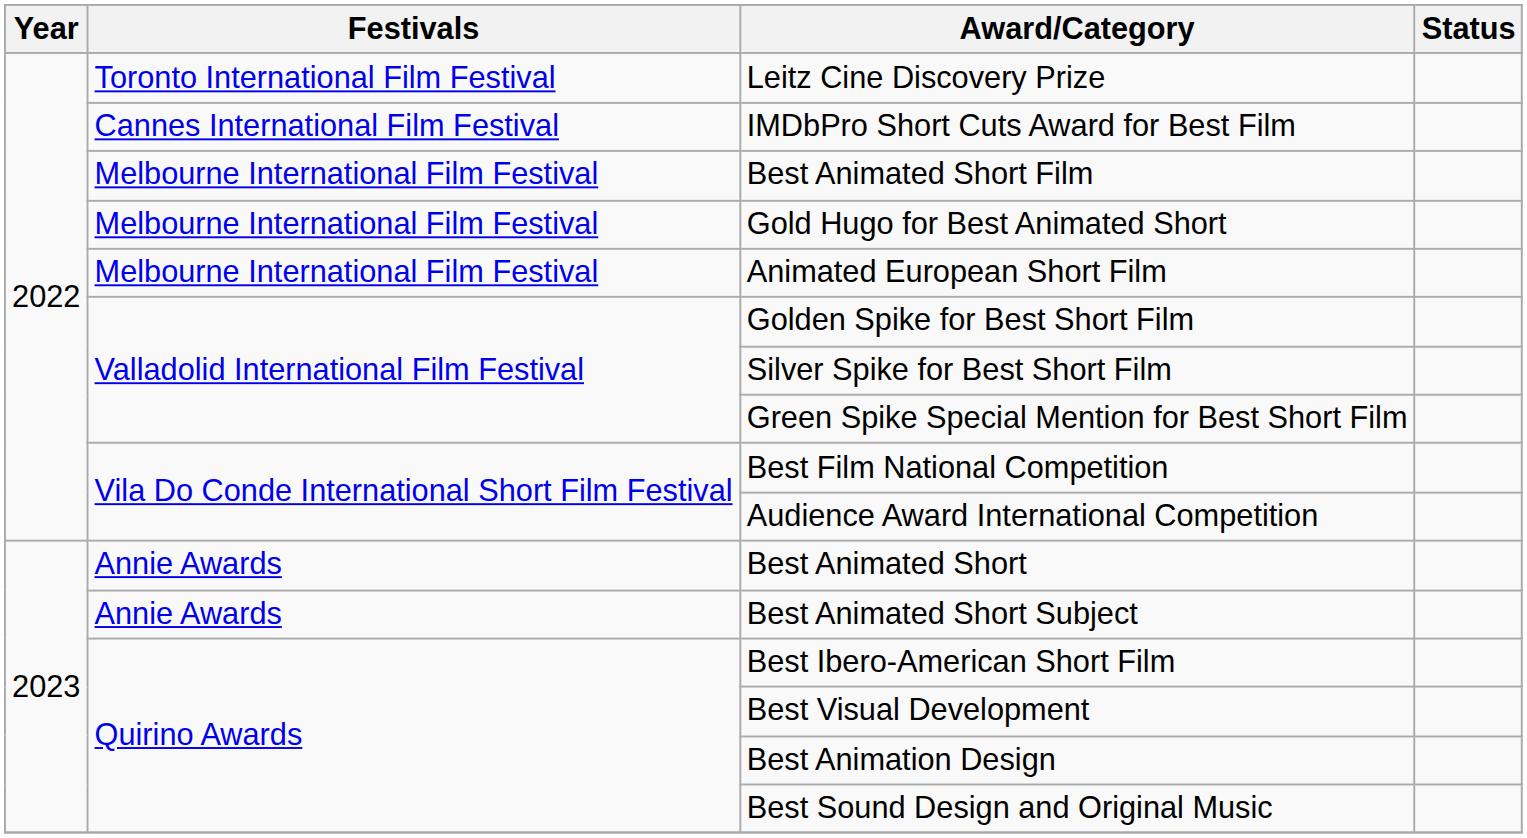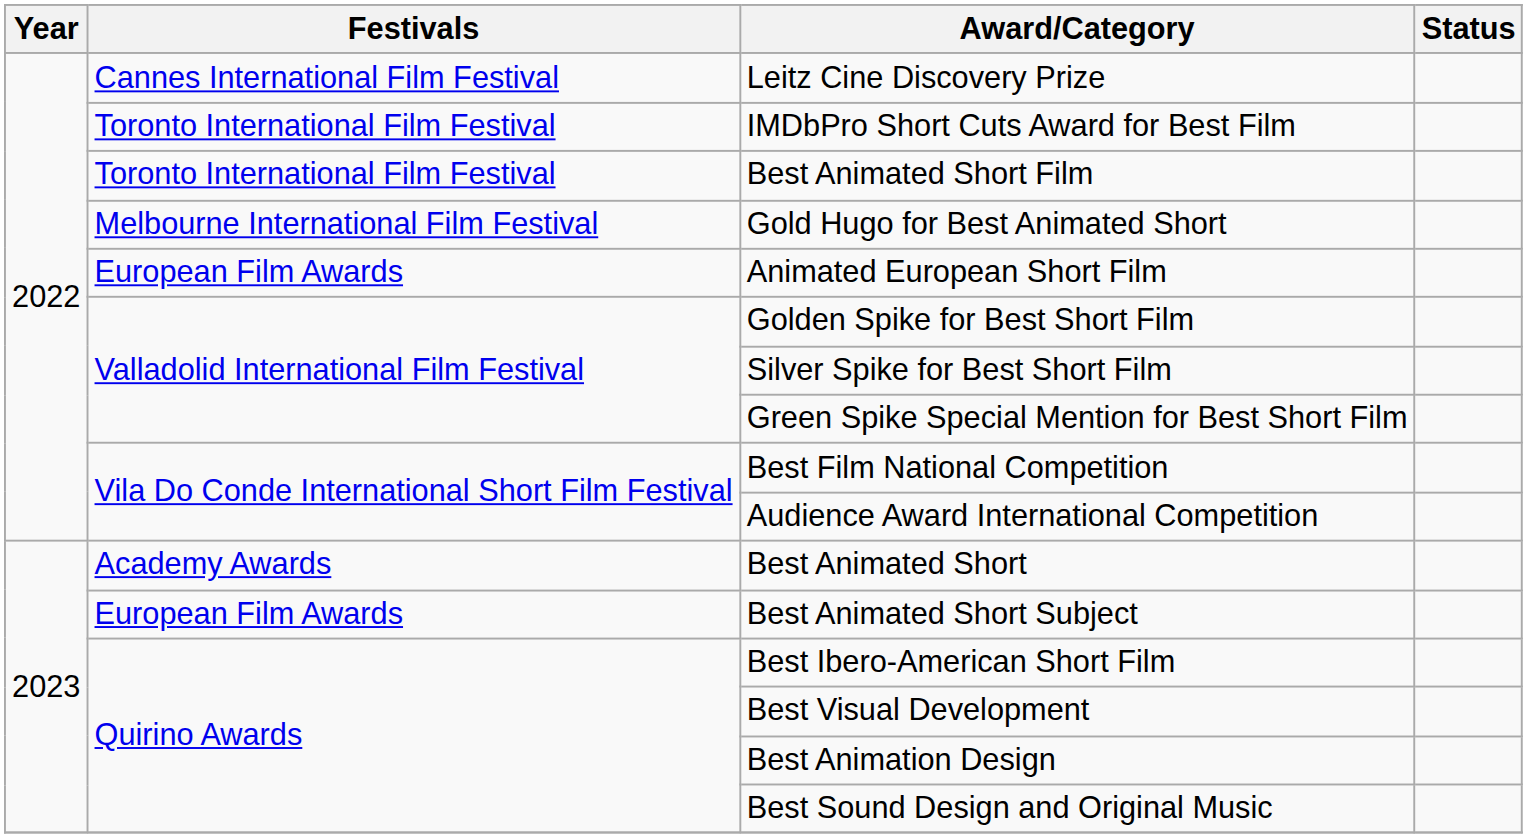(325, 77) Toronto International Film Festival -> (327, 77) Cannes International Film Festival
(327, 126) Cannes International Film Festival -> (325, 126) Toronto International Film Festival
(346, 175) Melbourne International Film Festival -> (325, 175) Toronto International Film Festival
(346, 272) Melbourne International Film Festival -> (249, 272) European Film Awards
(188, 564) Annie Awards -> (213, 564) Academy Awards
(188, 613) Annie Awards -> (249, 613) European Film Awards
